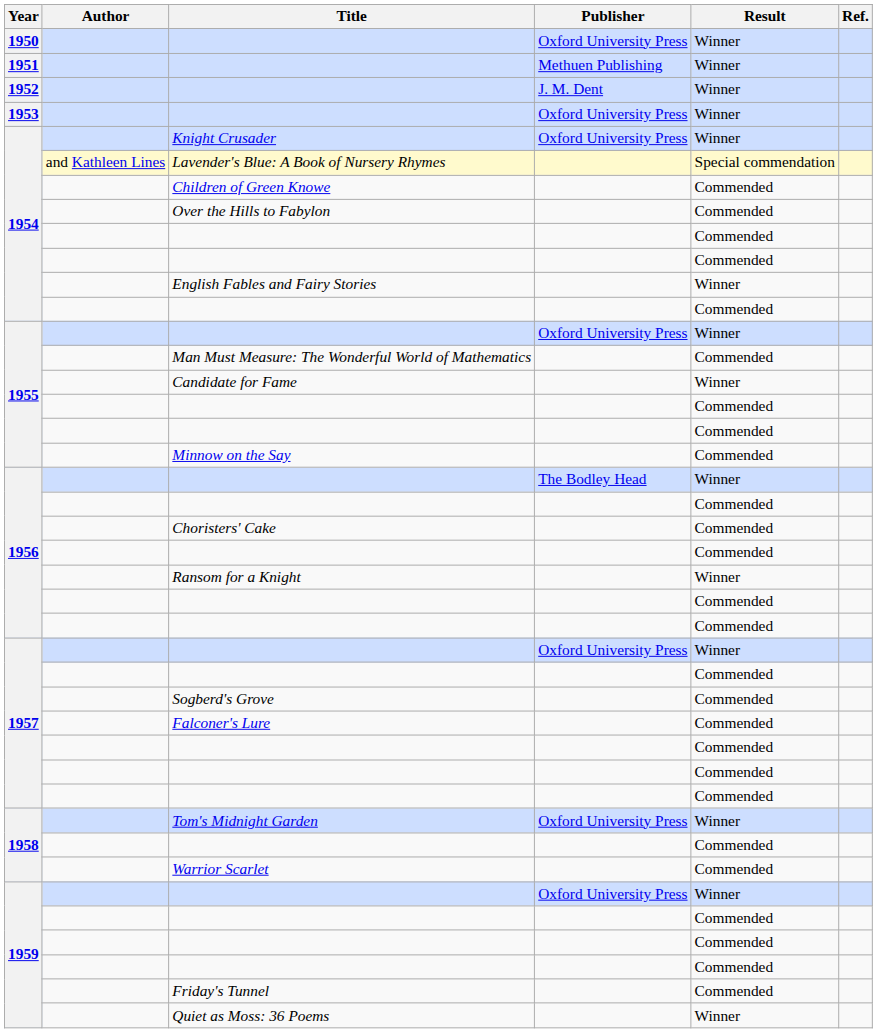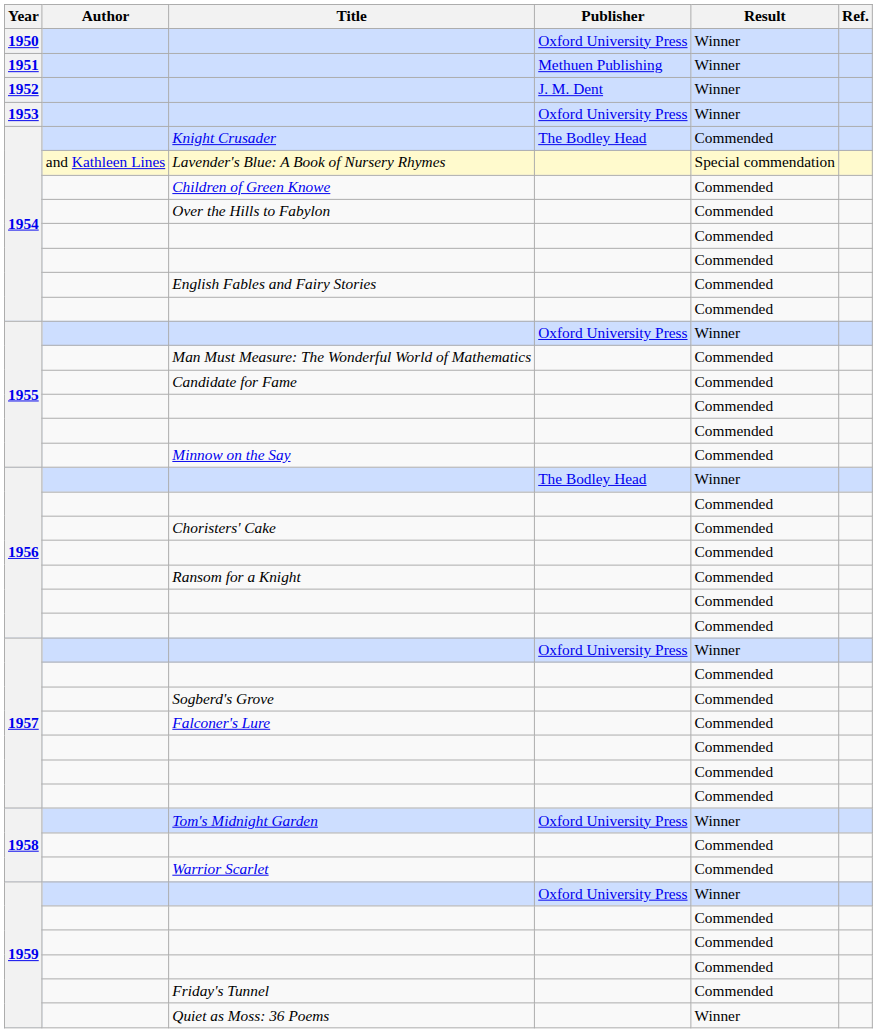(613, 138) Oxford University Press -> (592, 138) The Bodley Head
(717, 138) Winner -> (734, 138) Commended
(717, 284) Winner -> (734, 284) Commended
(717, 382) Winner -> (734, 382) Commended
(717, 576) Winner -> (734, 576) Commended
